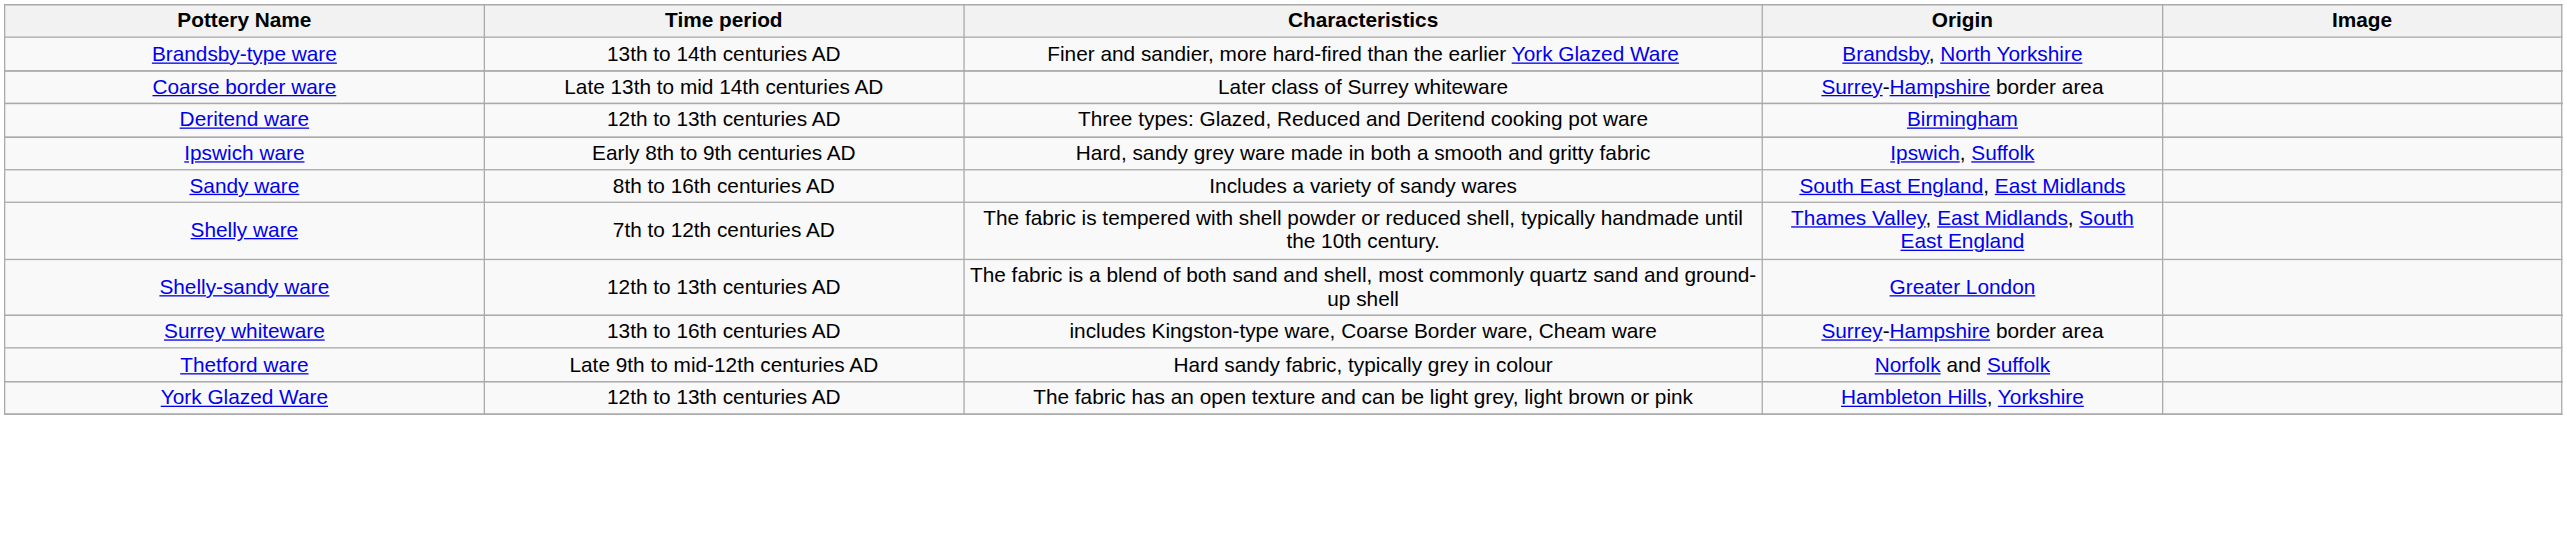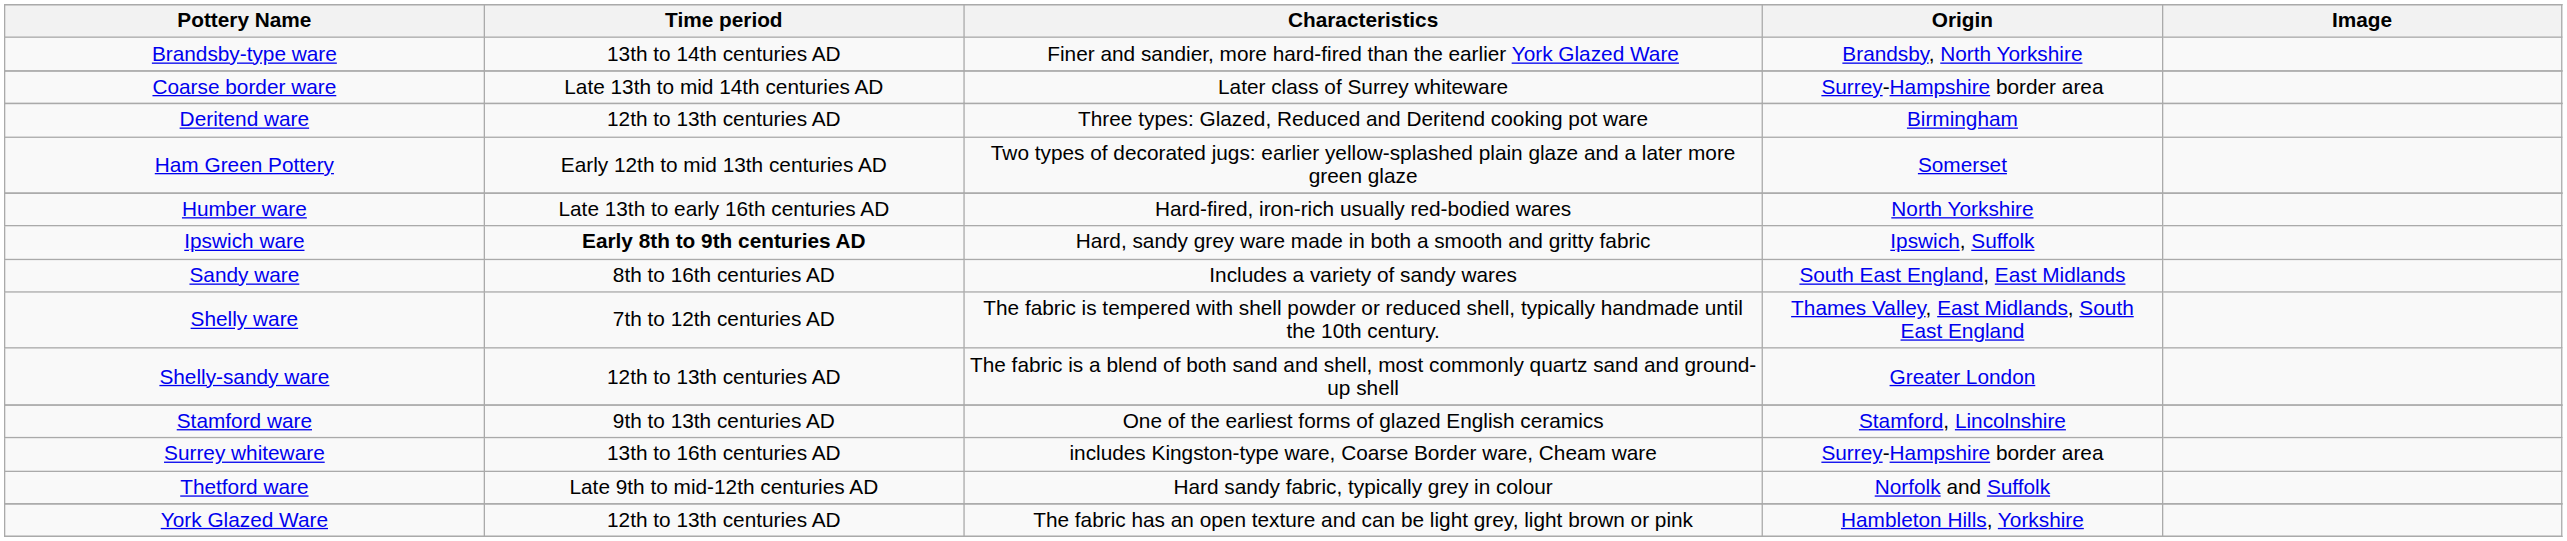+ row: (244, 164)
+ row: (244, 209)
(724, 152) normal -> (724, 242) bold
+ row: (244, 421)
